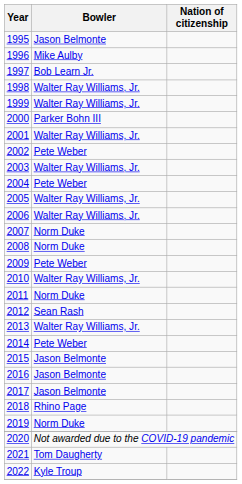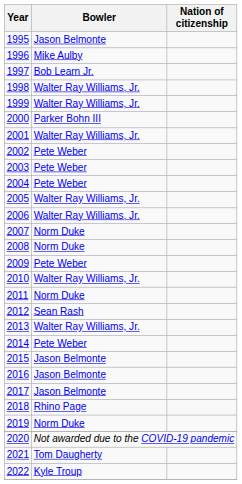(87, 167) Walter Ray Williams, Jr. -> (60, 167) Pete Weber
